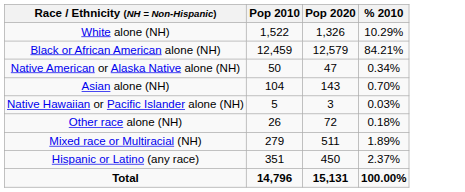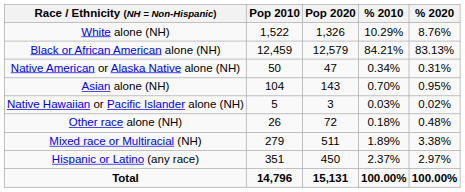+ column: (435, 13)
